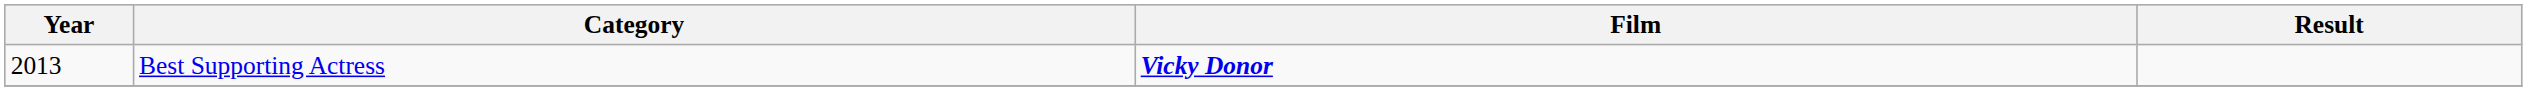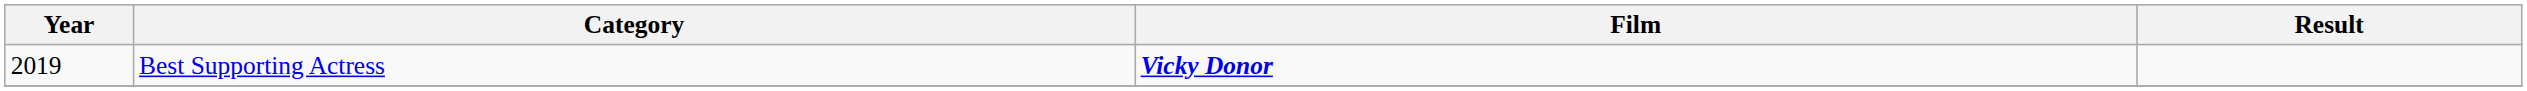(36, 65) 2013 -> (36, 65) 2019
